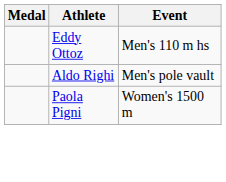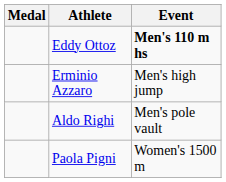(166, 45) normal -> (172, 45) bold
+ row: (75, 83)
